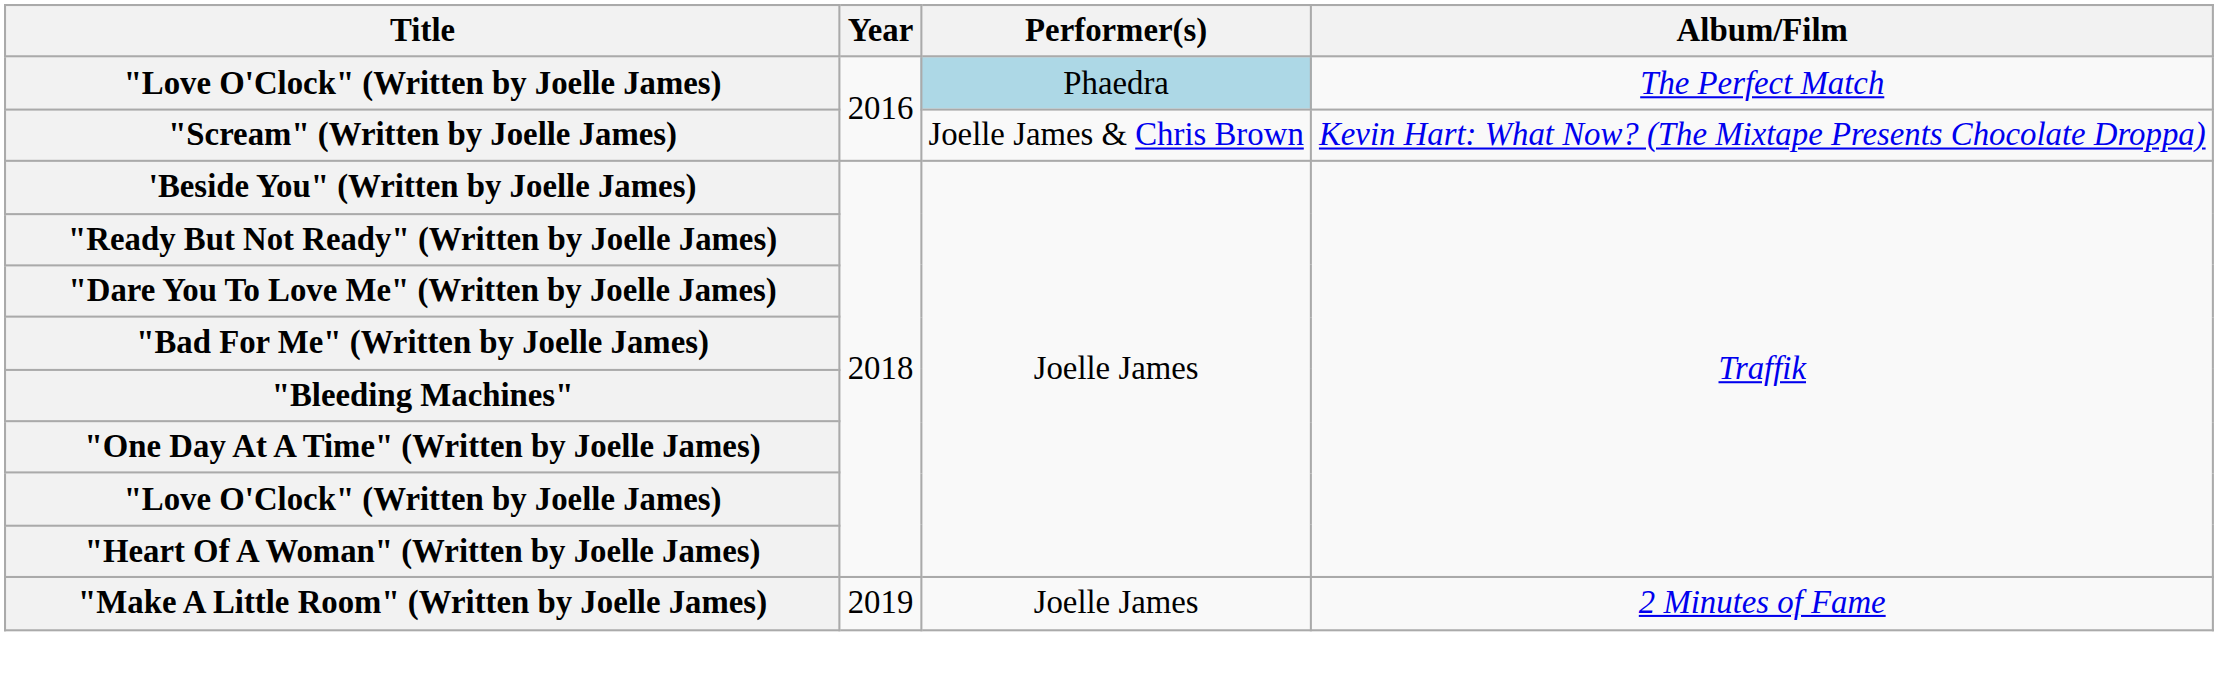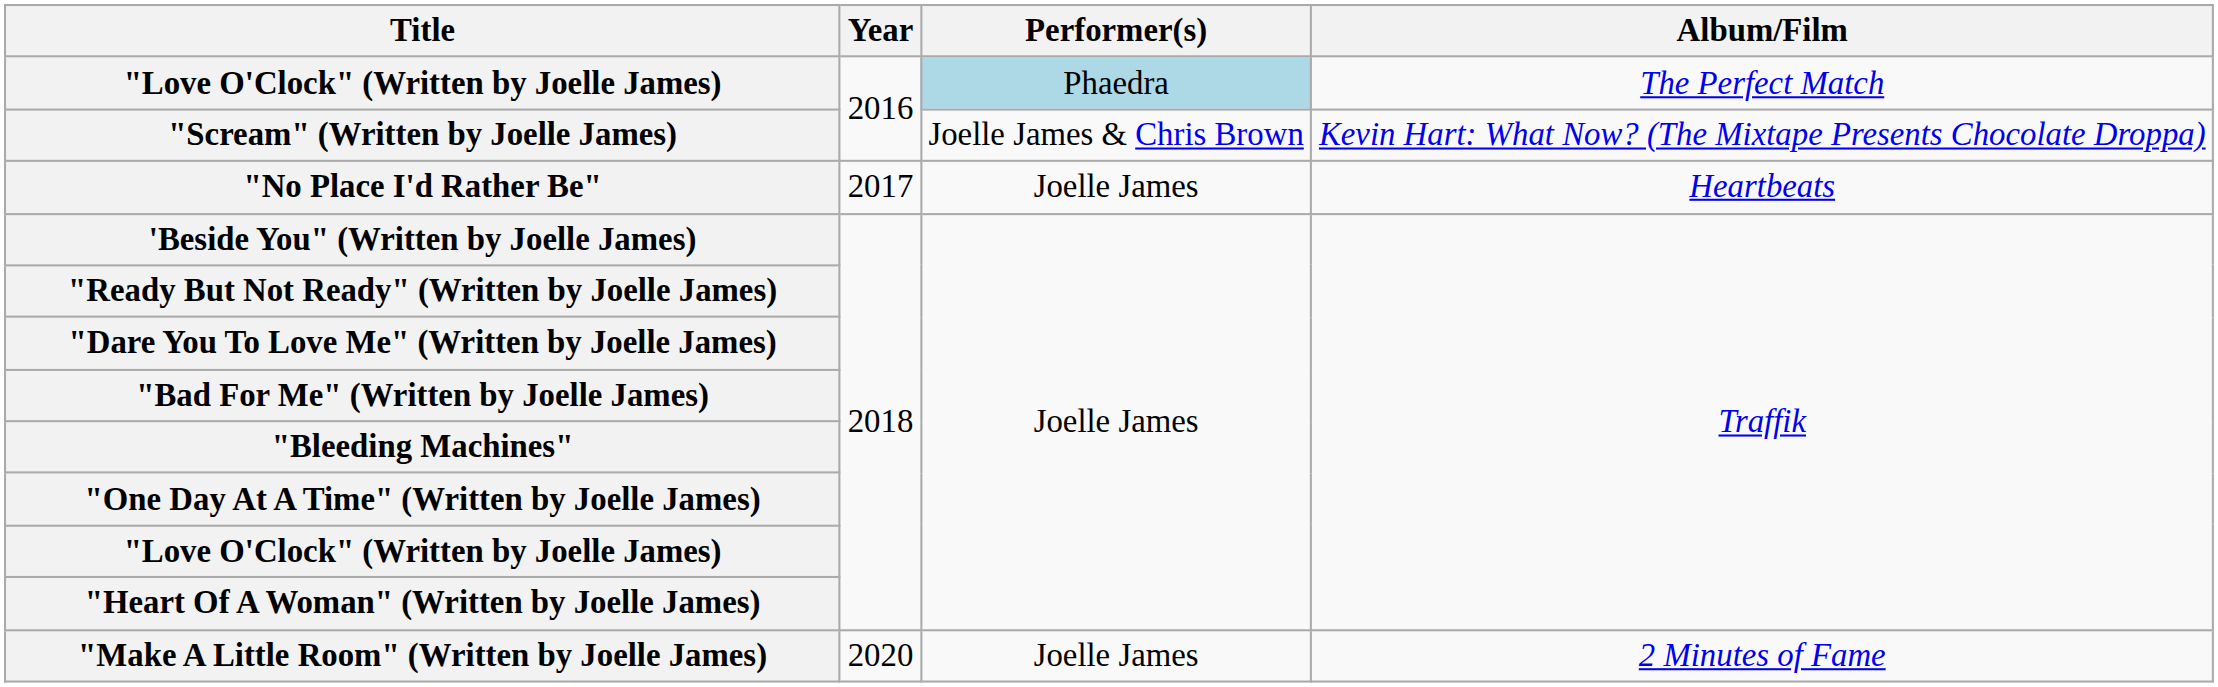+ row: (423, 186)
(881, 602) 2019 -> (881, 654) 2020
